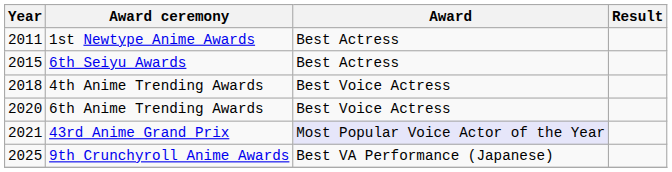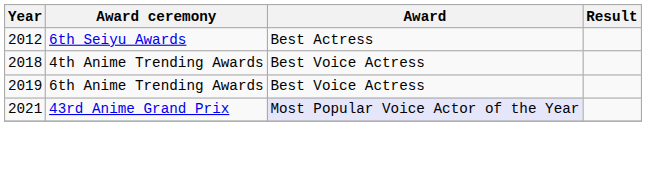- row: (152, 40)
(25, 63) 2015 -> (25, 40) 2012
(25, 109) 2020 -> (25, 86) 2019
- row: (169, 156)
